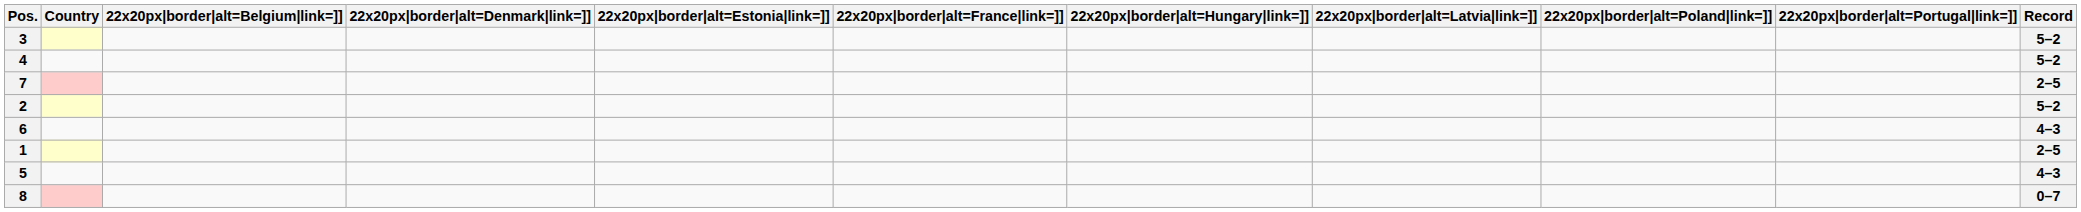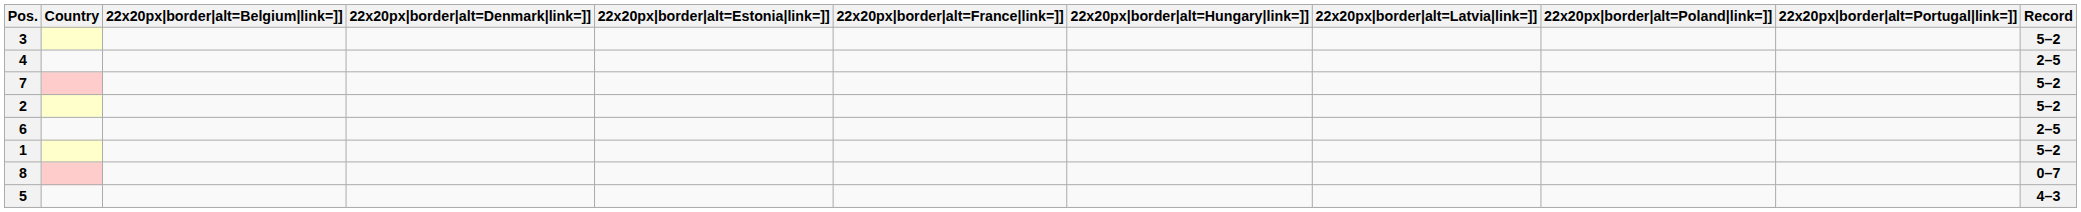(2048, 61) 5–2 -> (2048, 61) 2–5
(2048, 84) 2–5 -> (2048, 84) 5–2
(2048, 129) 4–3 -> (2048, 129) 2–5
(2048, 151) 2–5 -> (2048, 151) 5–2
rows swapped: (23, 174) <-> (23, 196)
